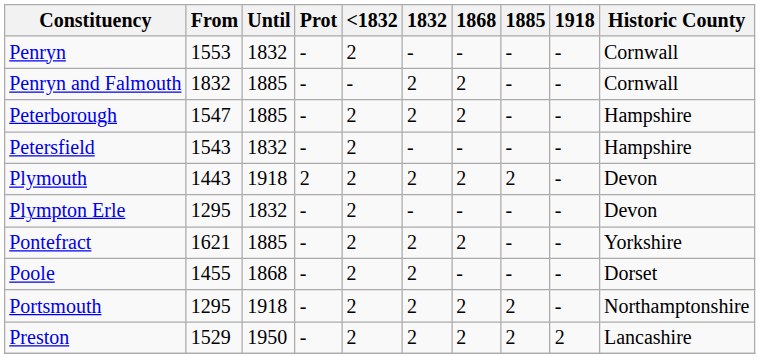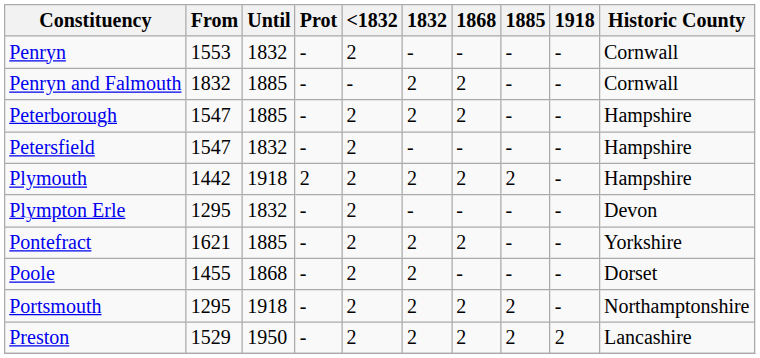(211, 147) 1543 -> (211, 147) 1547
(211, 178) 1443 -> (211, 178) 1442
(631, 178) Devon -> (648, 178) Hampshire
